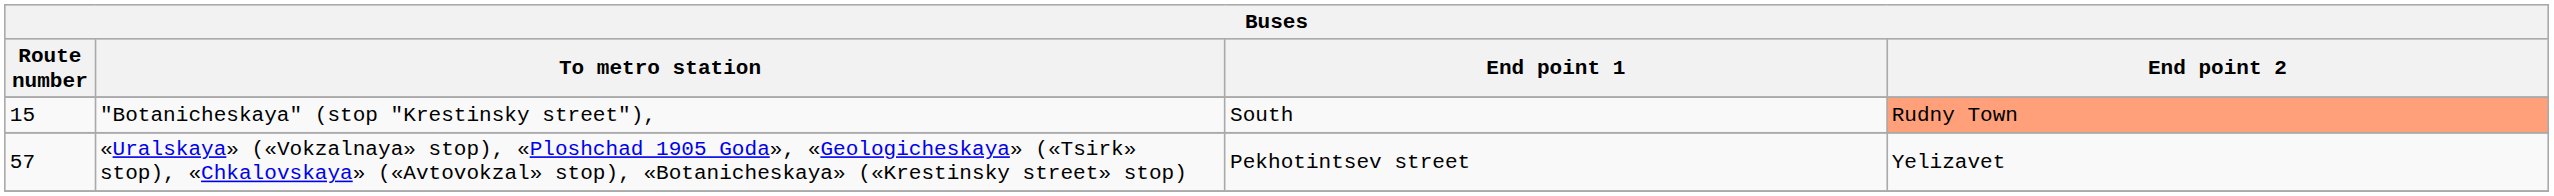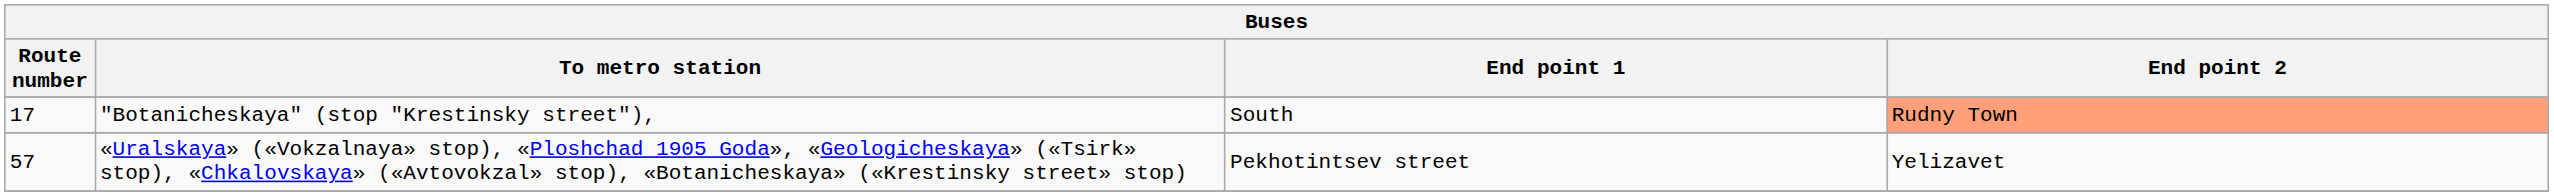(22, 115) 15 -> (22, 115) 17
